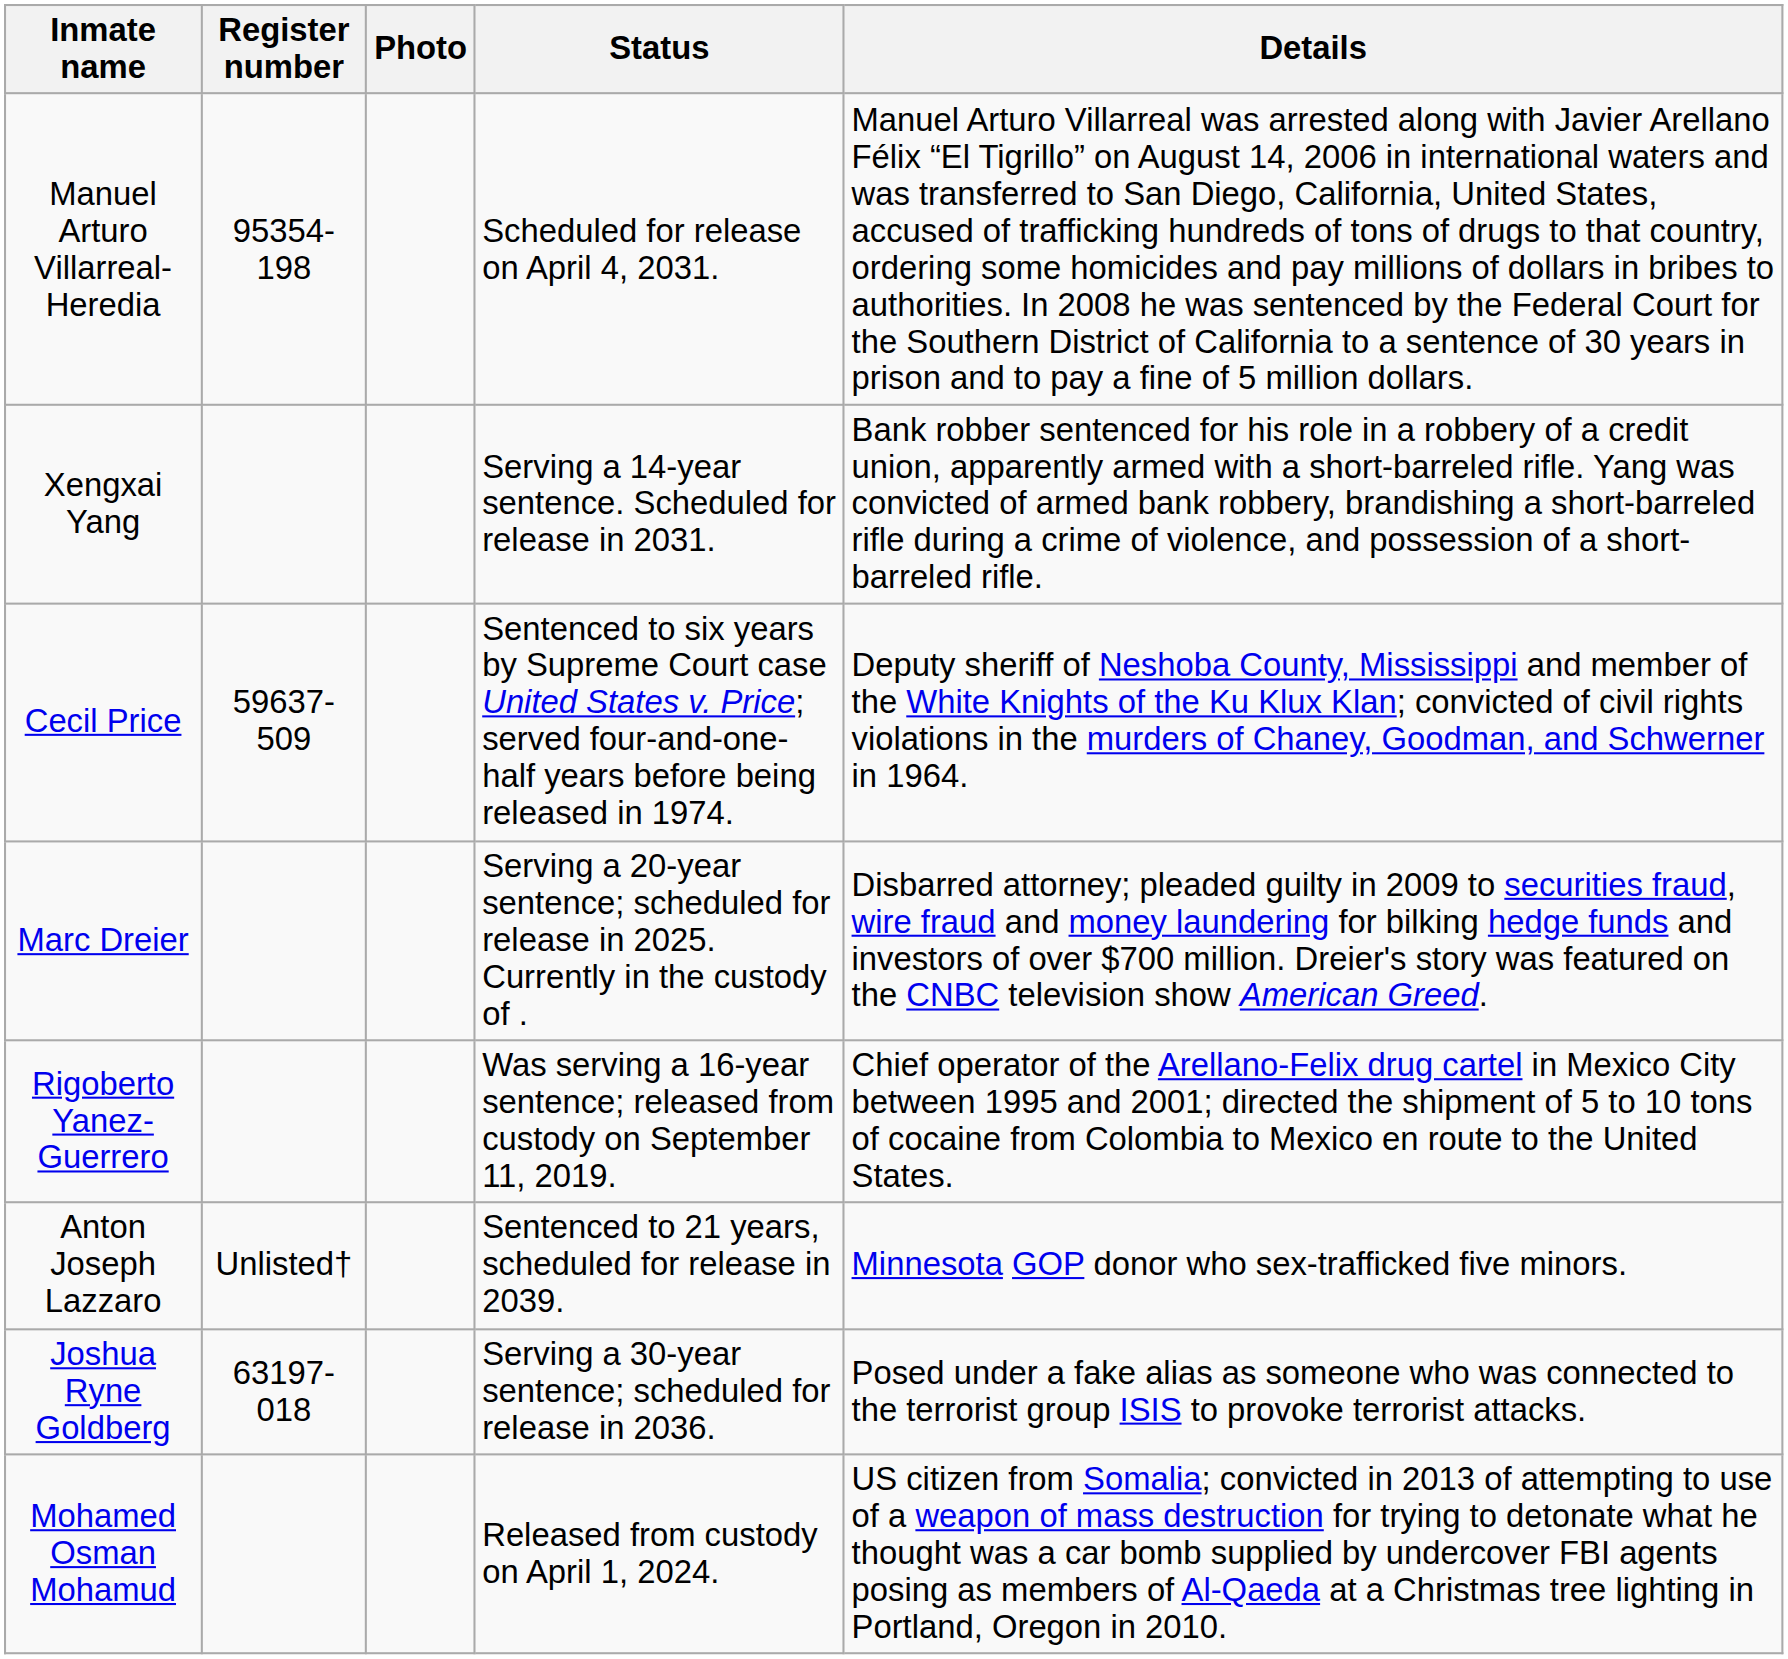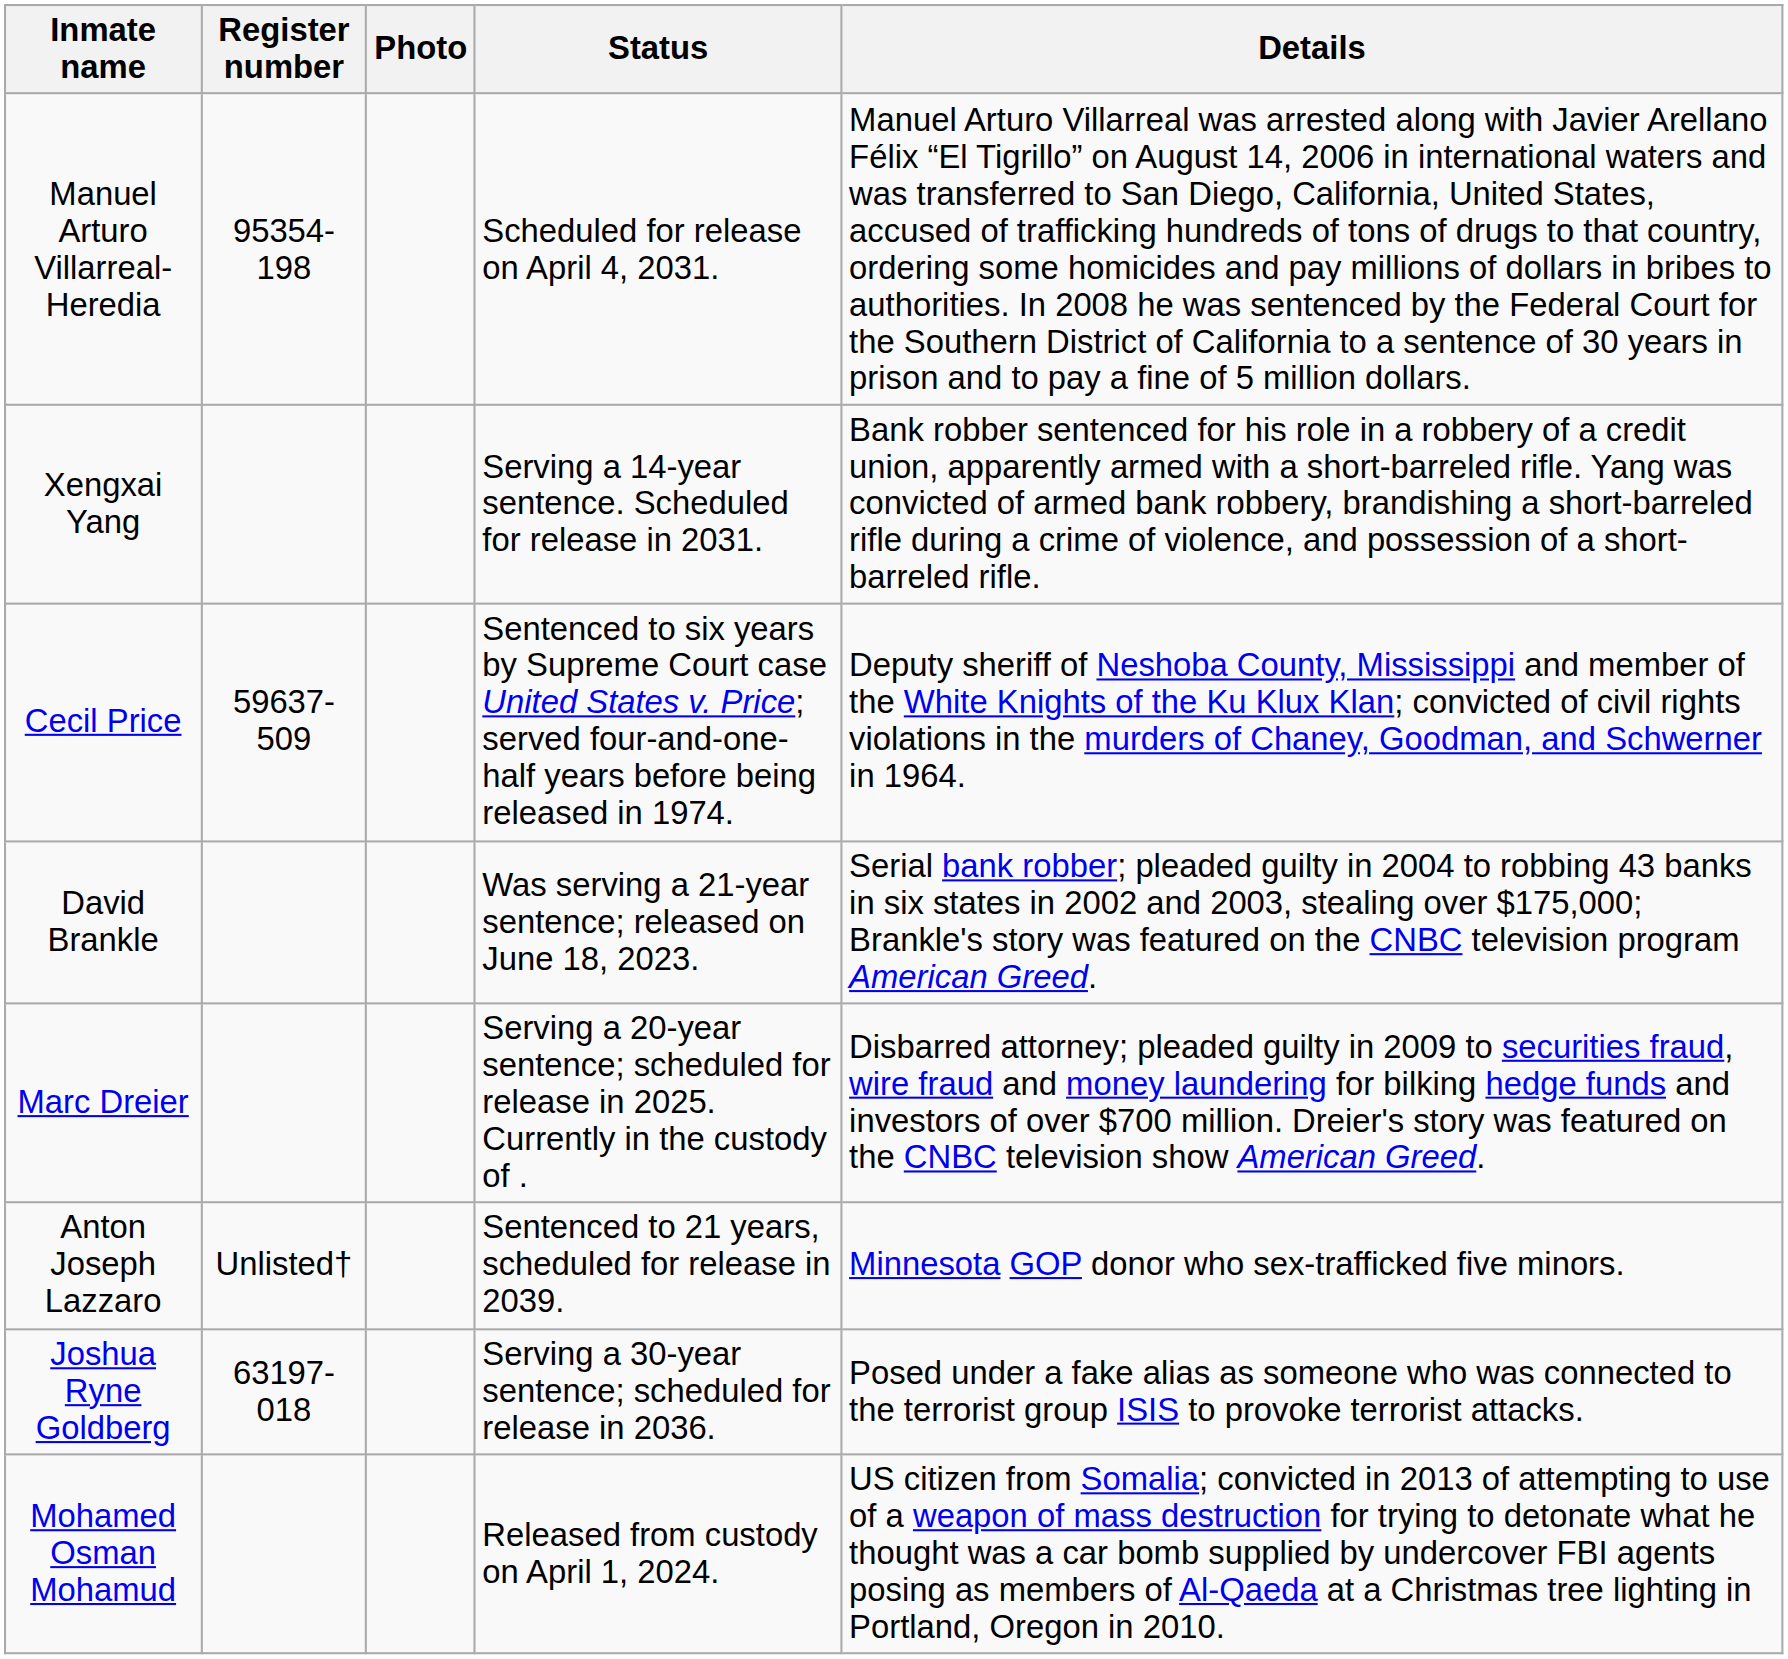+ row: (103, 921)
- row: (103, 1120)
